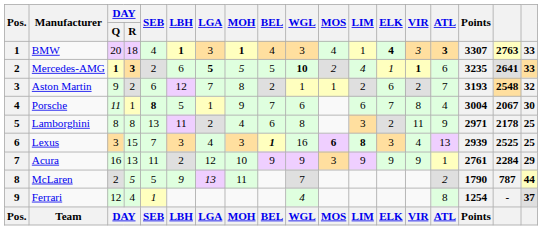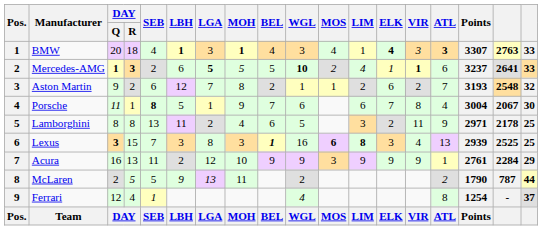(476, 68) 3235 -> (476, 68) 3237
(302, 123) 8 -> (302, 123) 5
(116, 142) normal -> (116, 142) bold
(210, 142) 4 -> (210, 142) 8
(302, 178) 7 -> (302, 178) 2
